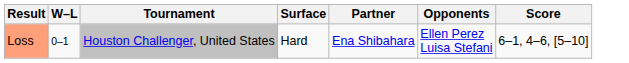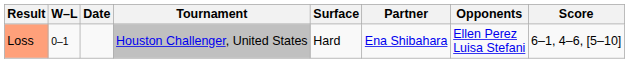+ column: (97, 14)
